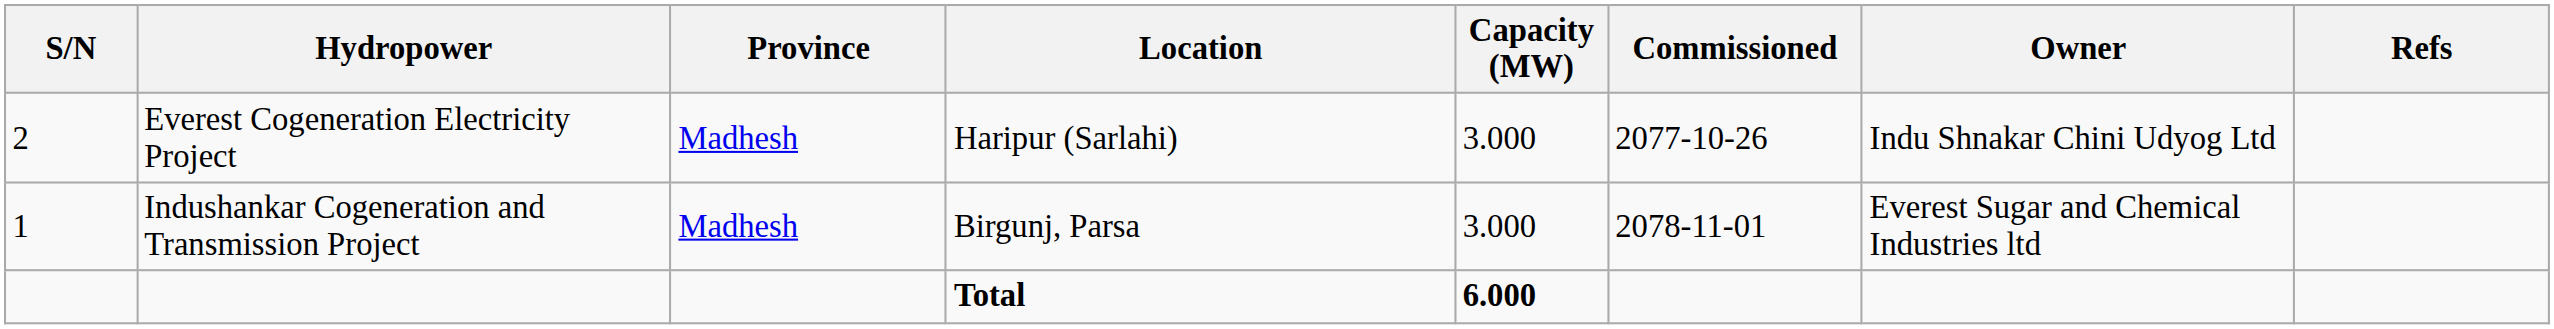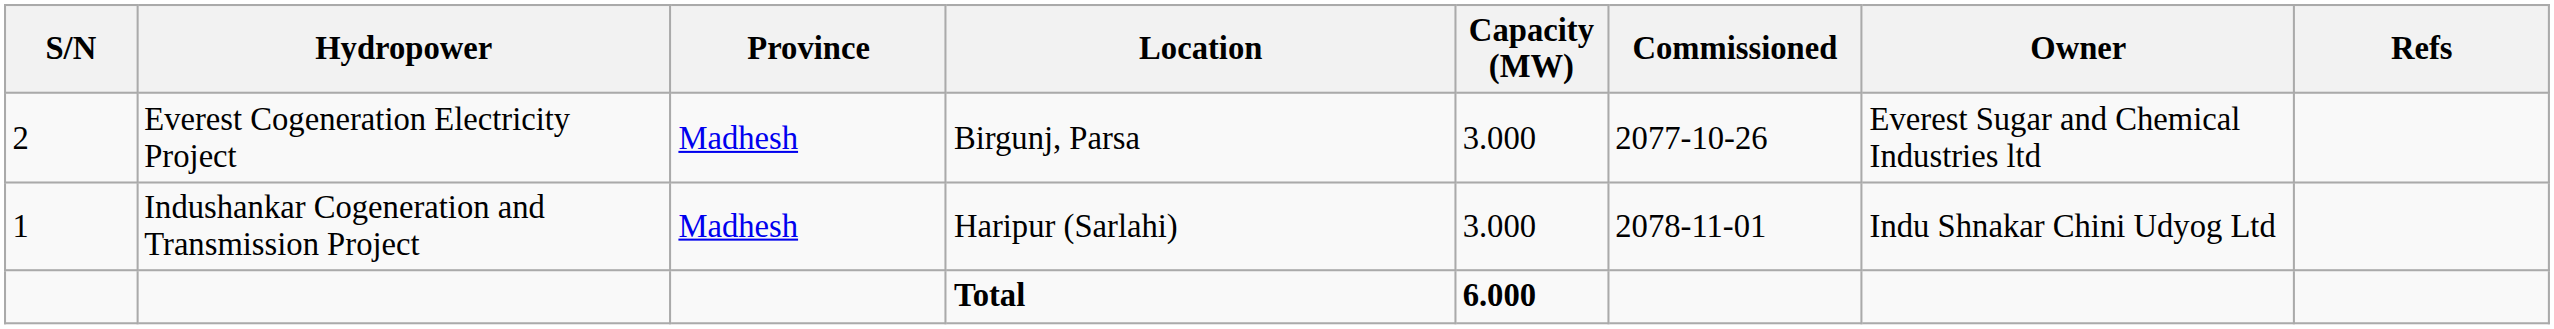(1066, 137) Haripur (Sarlahi) -> (1047, 137) Birgunj, Parsa
(2073, 137) Indu Shnakar Chini Udyog Ltd -> (2055, 137) Everest Sugar and Chemical Industries ltd
(1047, 225) Birgunj, Parsa -> (1066, 225) Haripur (Sarlahi)
(2055, 225) Everest Sugar and Chemical Industries ltd -> (2073, 225) Indu Shnakar Chini Udyog Ltd
